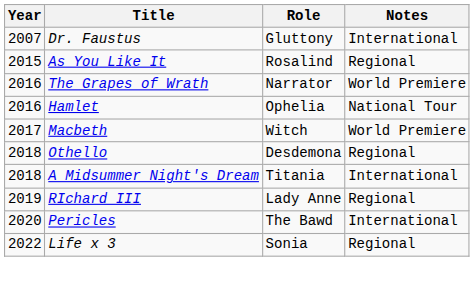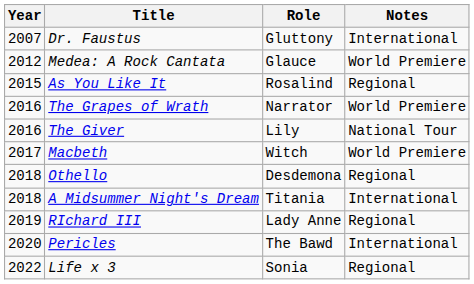+ row: (137, 62)
+ row: (86, 130)
- row: (74, 108)
